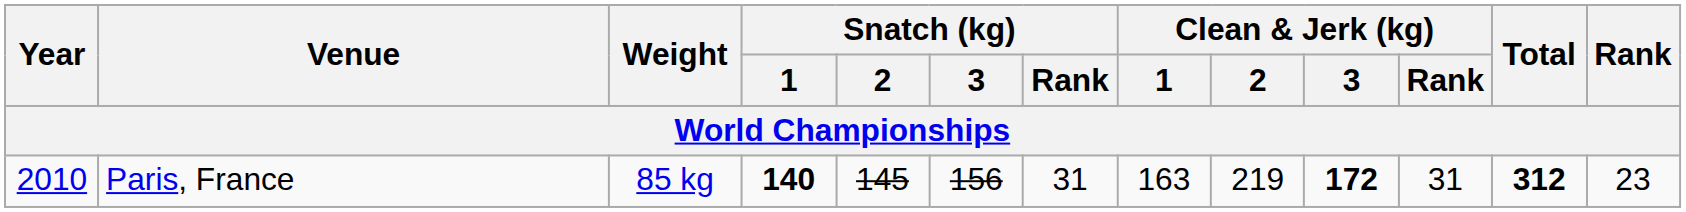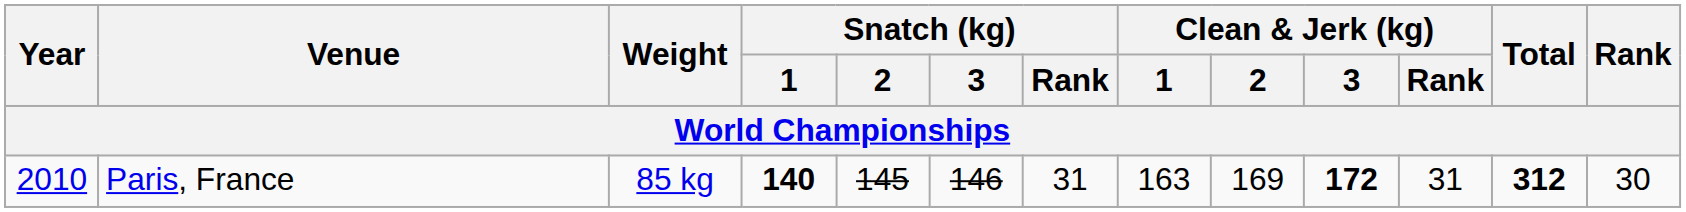(976, 180) 156 -> (976, 180) 146
(1258, 180) 219 -> (1258, 180) 169
(1633, 180) 23 -> (1633, 180) 30
